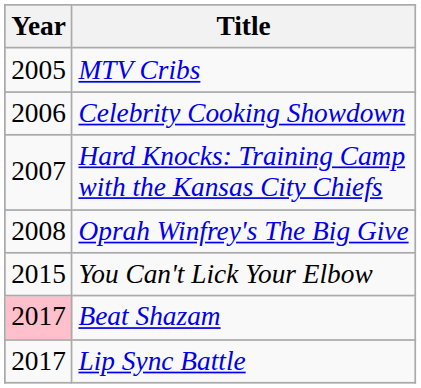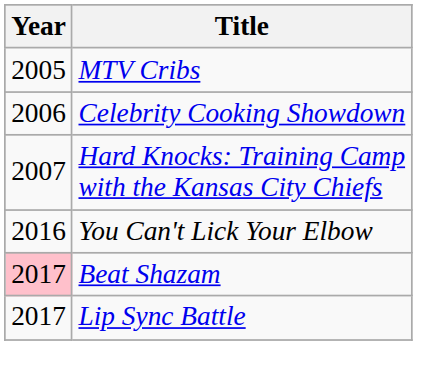- row: (244, 230)
(39, 273) 2015 -> (39, 230) 2016
